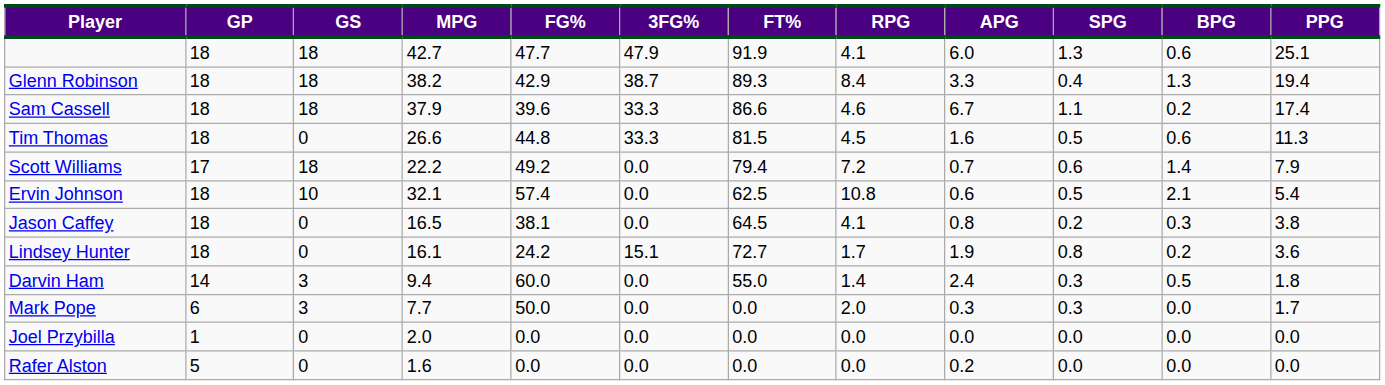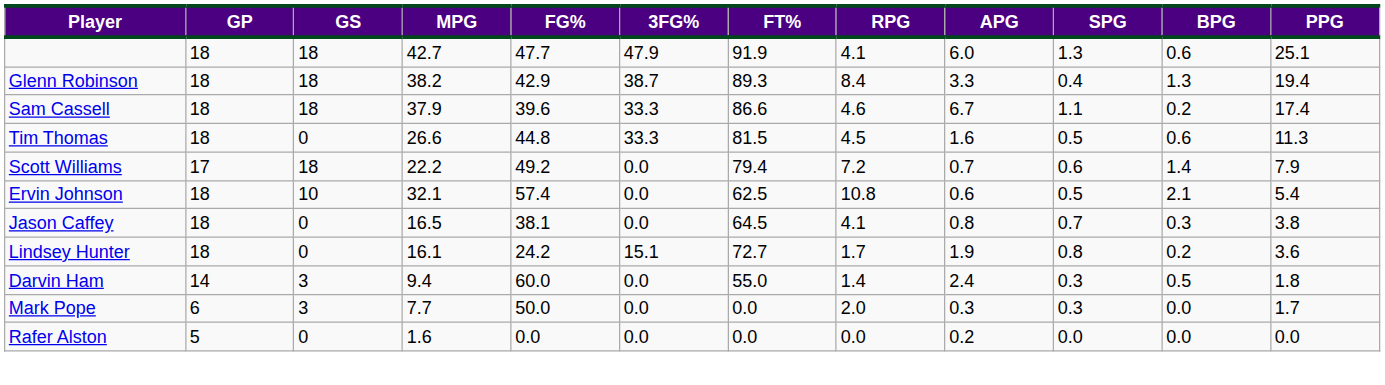(1070, 223) 0.2 -> (1070, 223) 0.7
- row: (62, 337)
